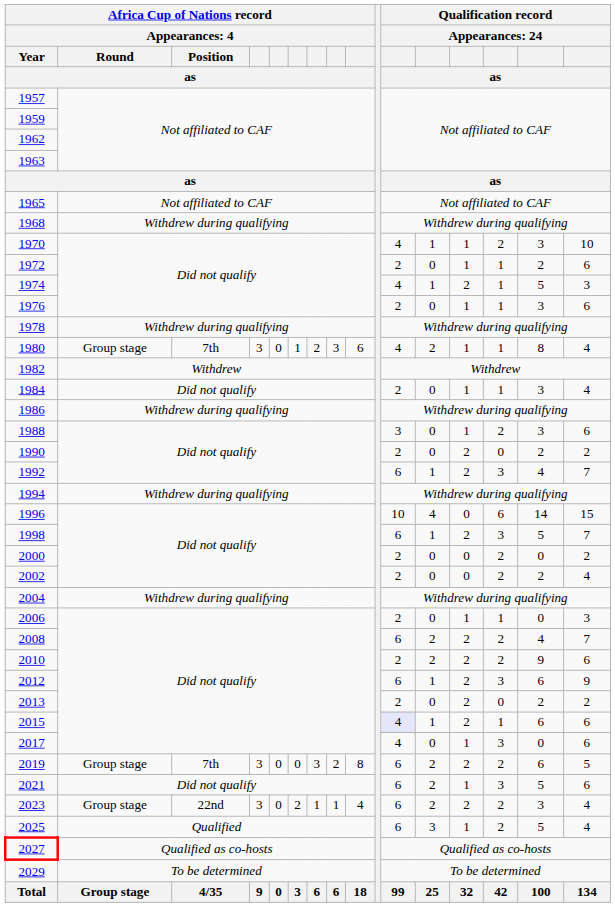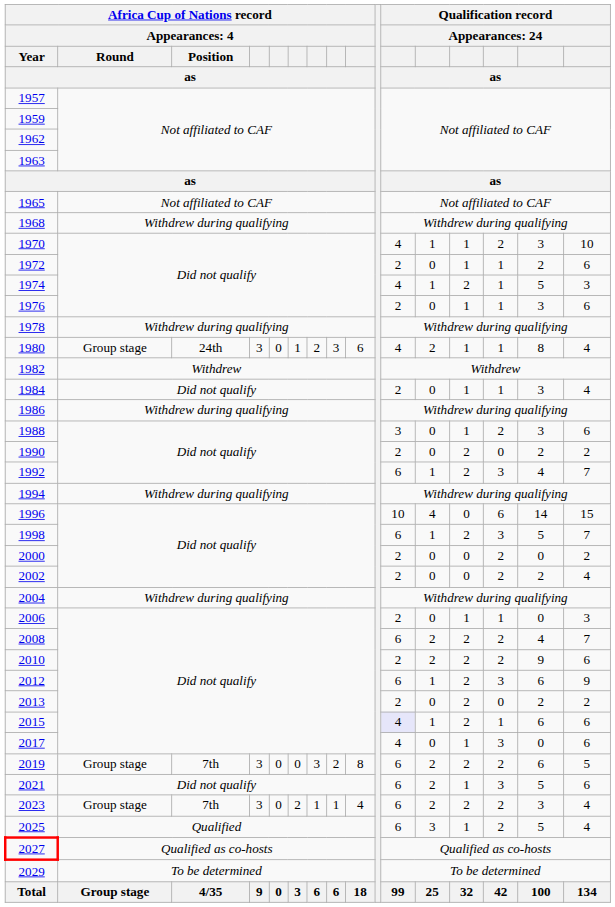(211, 347) 7th -> (211, 347) 24th
(211, 805) 22nd -> (211, 805) 7th
